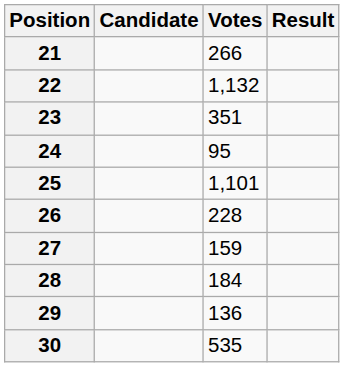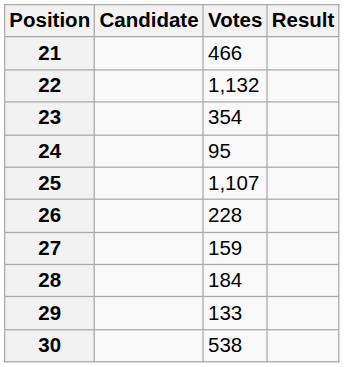(225, 53) 266 -> (225, 53) 466
(225, 118) 351 -> (225, 118) 354
(234, 183) 1,101 -> (234, 183) 1,107
(225, 313) 136 -> (225, 313) 133
(225, 345) 535 -> (225, 345) 538
